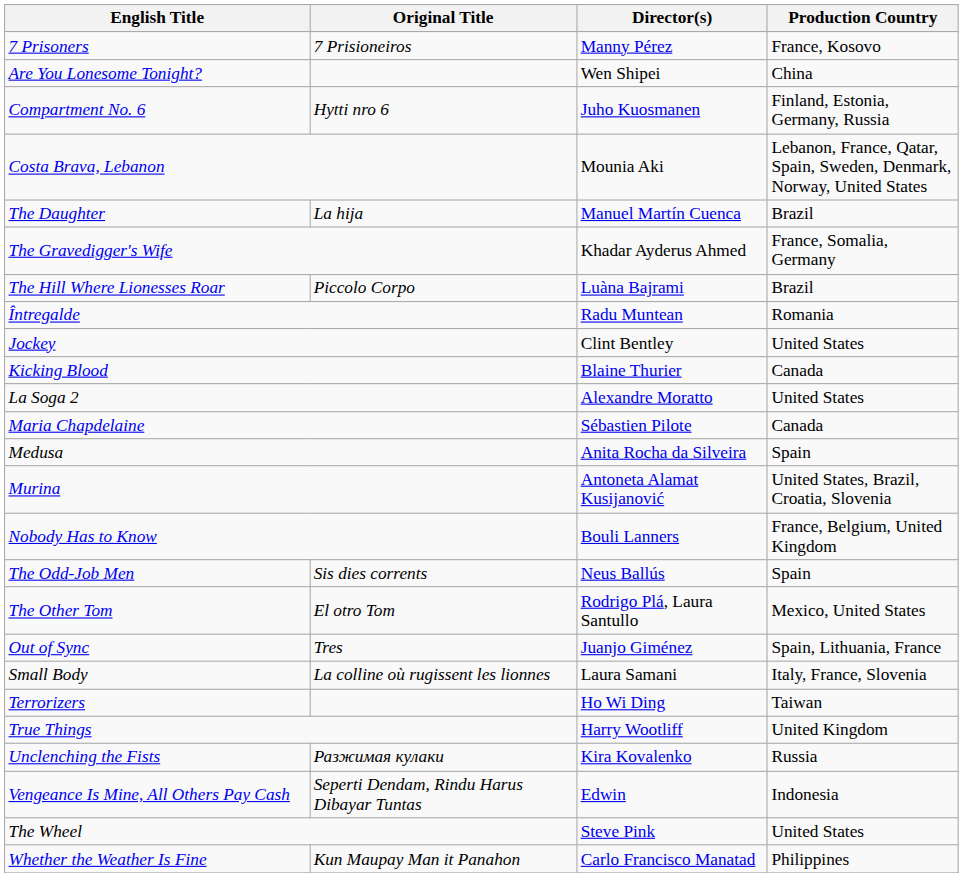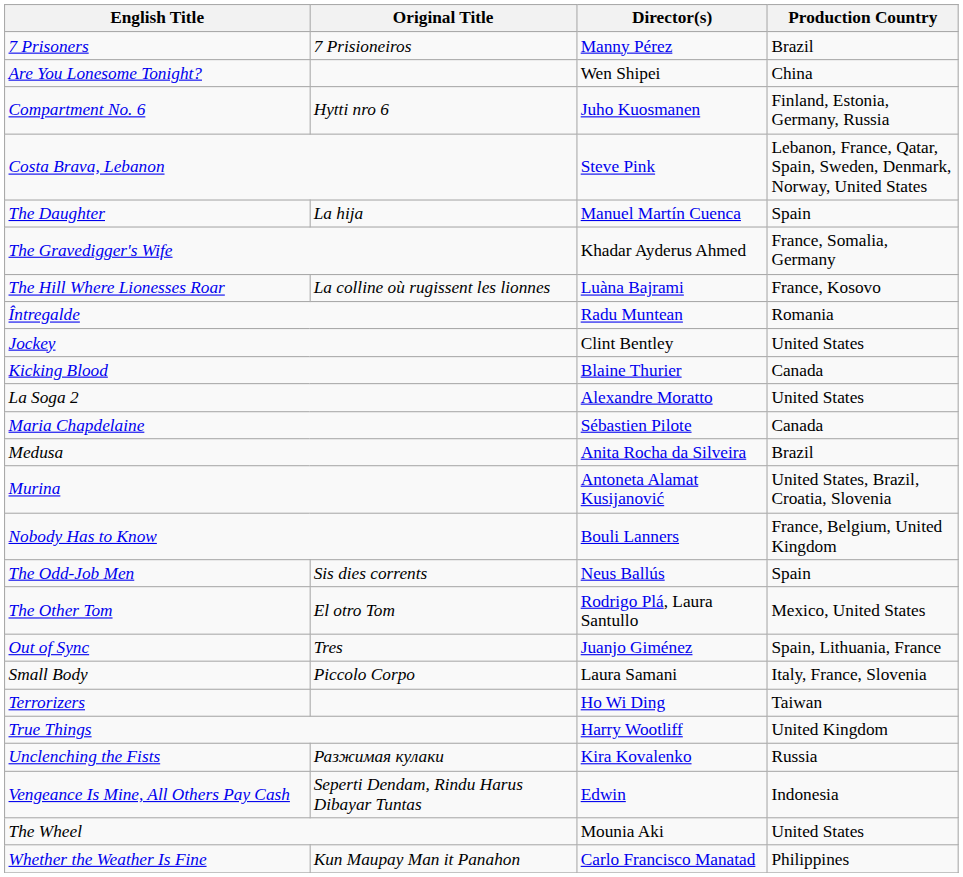(826, 45) France, Kosovo -> (793, 45) Brazil
(622, 166) Mounia Aki -> (618, 166) Steve Pink
(793, 213) Brazil -> (791, 213) Spain
(364, 287) Piccolo Corpo -> (432, 287) La colline où rugissent les lionnes
(793, 287) Brazil -> (826, 287) France, Kosovo
(791, 452) Spain -> (793, 452) Brazil
(432, 674) La colline où rugissent les lionnes -> (364, 674) Piccolo Corpo
(618, 831) Steve Pink -> (622, 831) Mounia Aki
